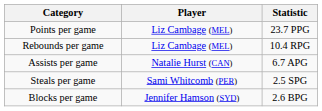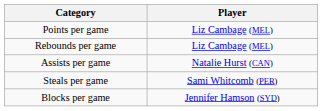- column: (290, 13)
